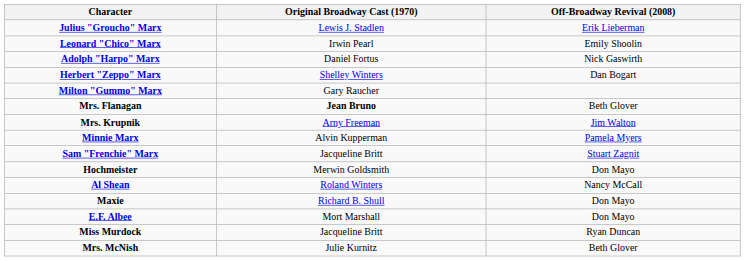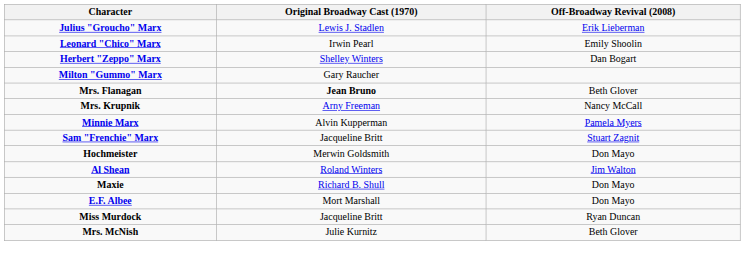- row: (110, 59)
(613, 122) Jim Walton -> (613, 106) Nancy McCall
(613, 185) Nancy McCall -> (613, 169) Jim Walton
